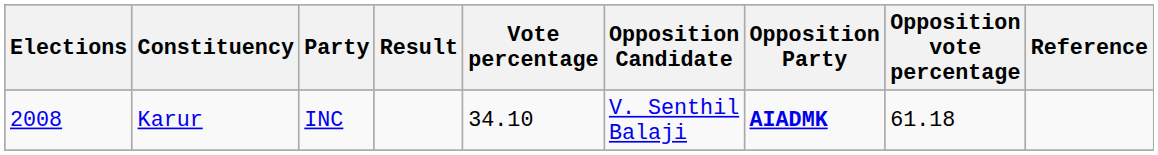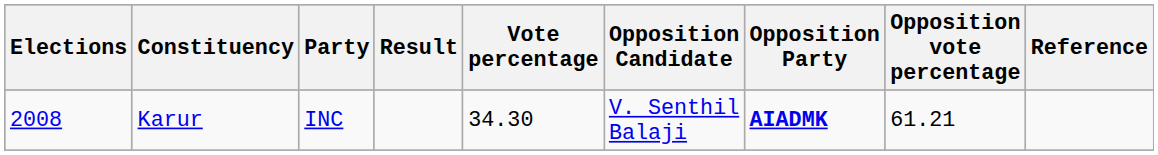(501, 121) 34.10 -> (501, 121) 34.30
(923, 121) 61.18 -> (923, 121) 61.21
